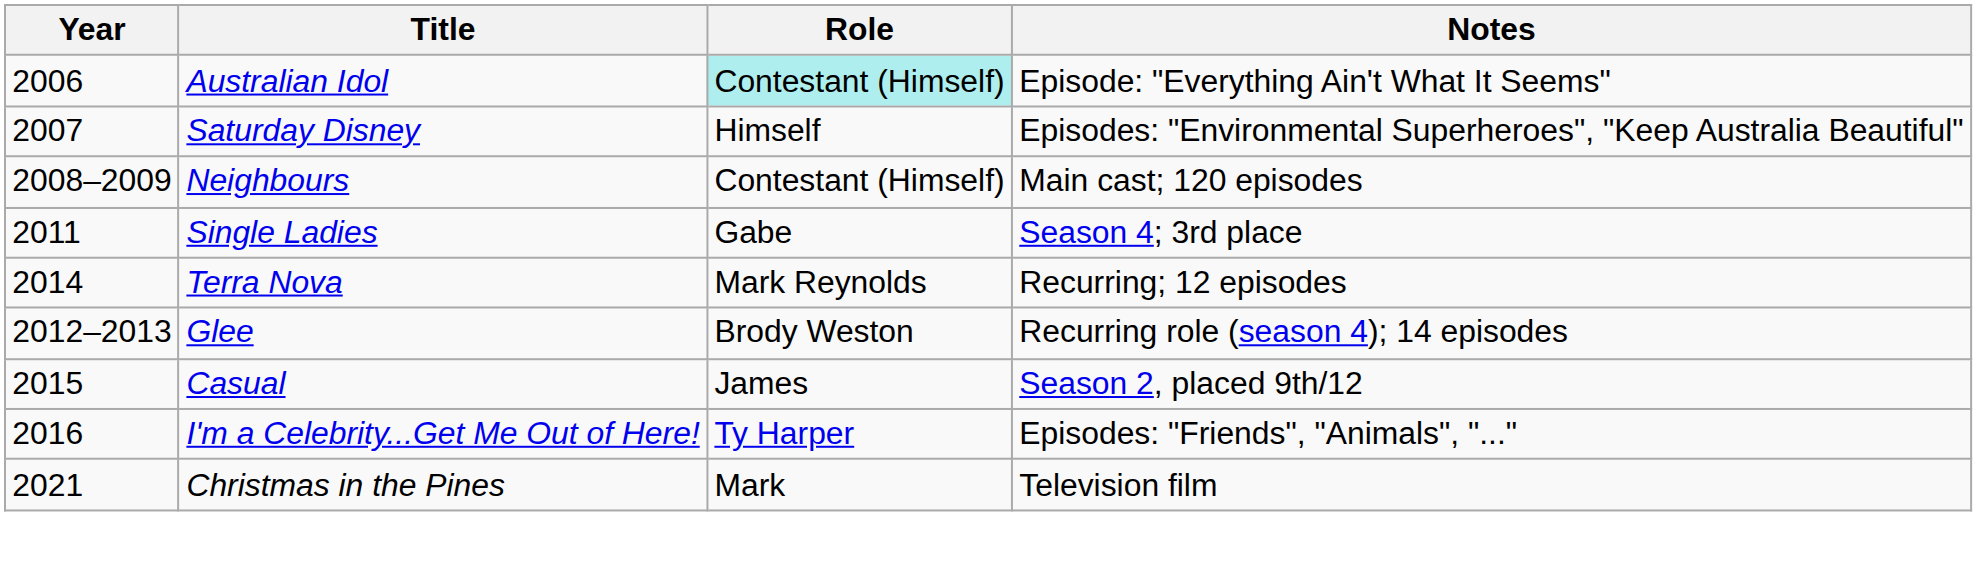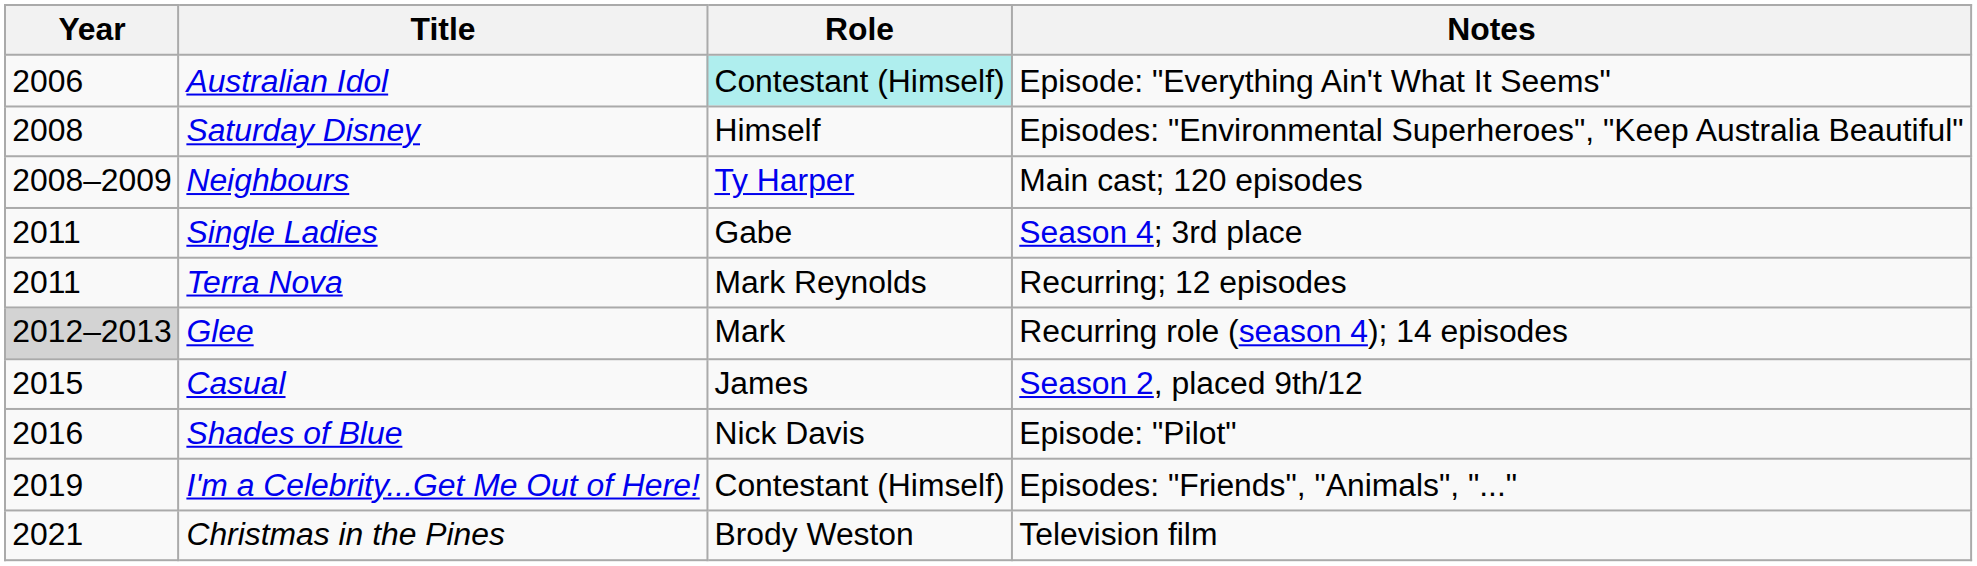(48, 130) 2007 -> (48, 130) 2008
(859, 181) Contestant (Himself) -> (784, 181) Ty Harper
(48, 282) 2014 -> (47, 282) 2011
(92, 332) no background -> (92, 332) lightgrey background
(814, 332) Brody Weston -> (750, 332) Mark
+ row: (294, 433)
(48, 433) 2016 -> (48, 484) 2019
(784, 433) Ty Harper -> (859, 484) Contestant (Himself)
(750, 484) Mark -> (814, 534) Brody Weston
